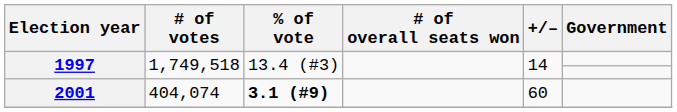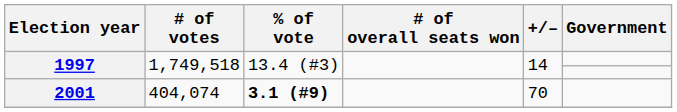(538, 93) 60 -> (538, 93) 70
